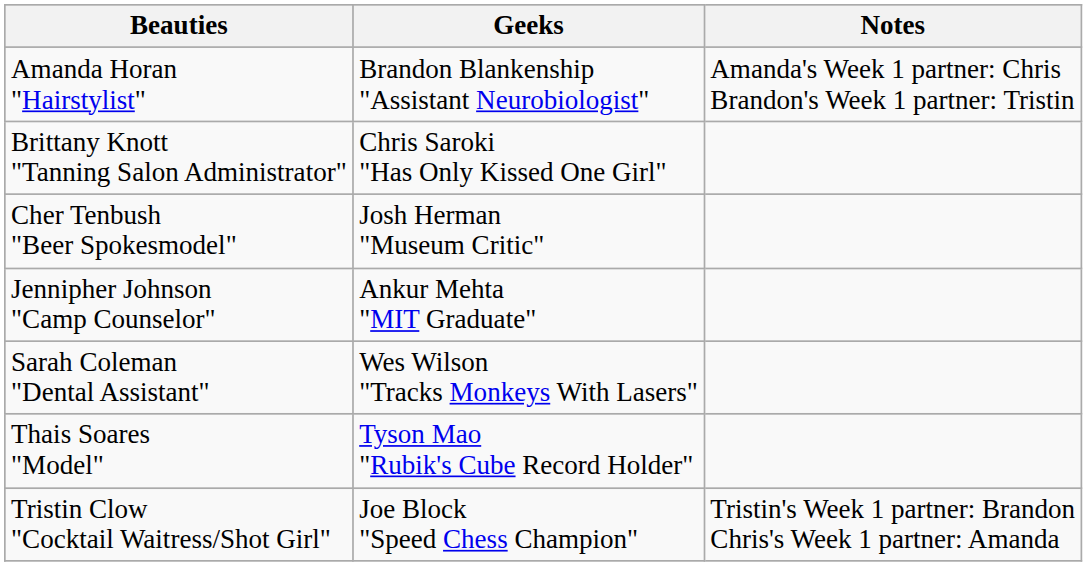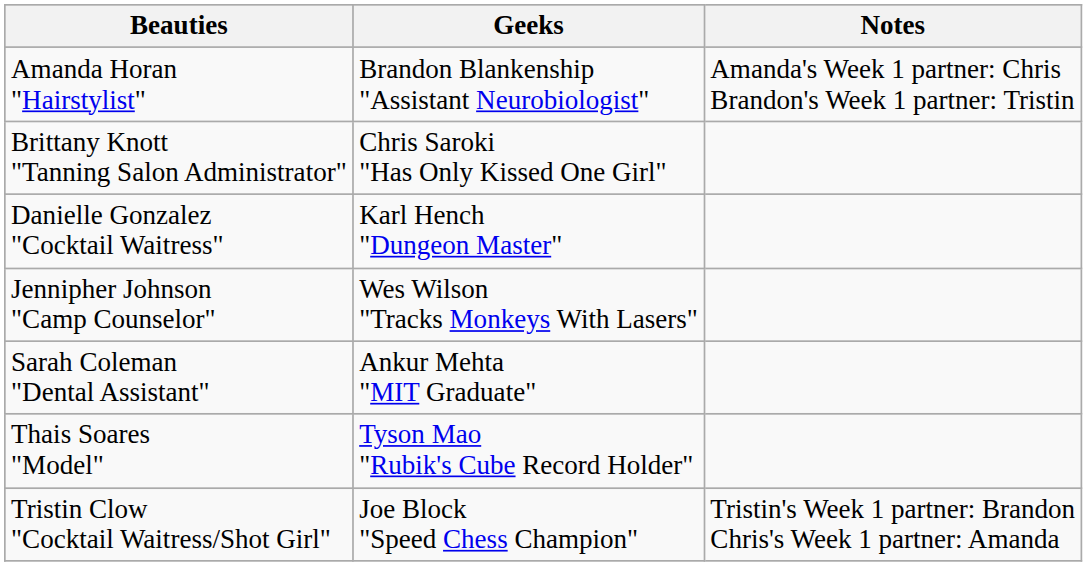- row: (124, 230)
+ row: (117, 230)
(448, 303) Ankur Mehta "MIT Graduate" -> (529, 303) Wes Wilson "Tracks Monkeys With Lasers"
(529, 377) Wes Wilson "Tracks Monkeys With Lasers" -> (448, 377) Ankur Mehta "MIT Graduate"
